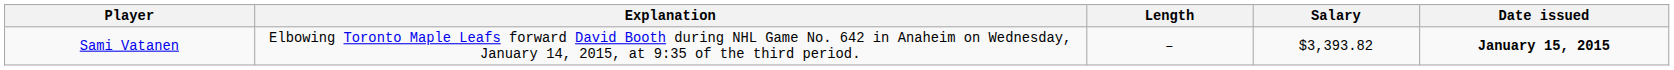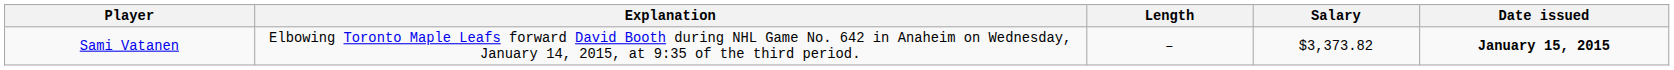(1336, 46) $3,393.82 -> (1336, 46) $3,373.82
